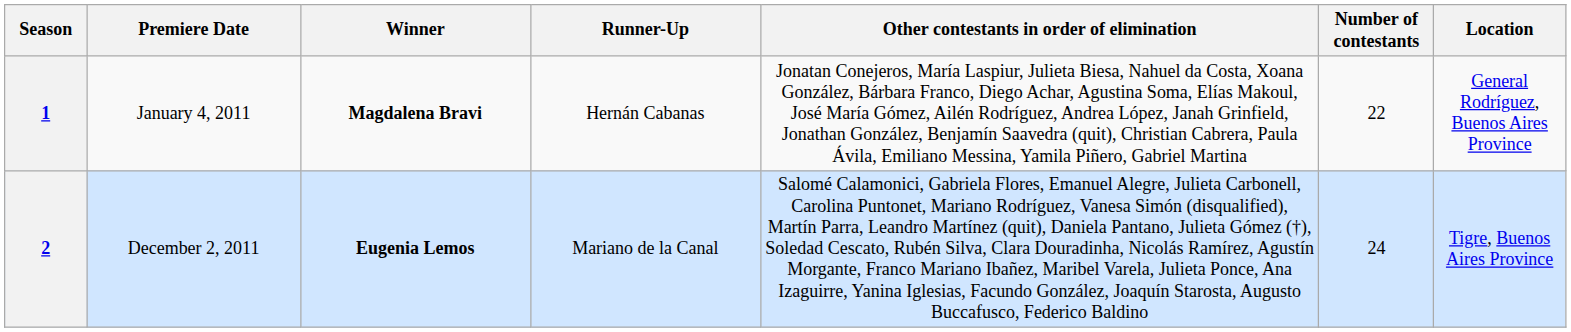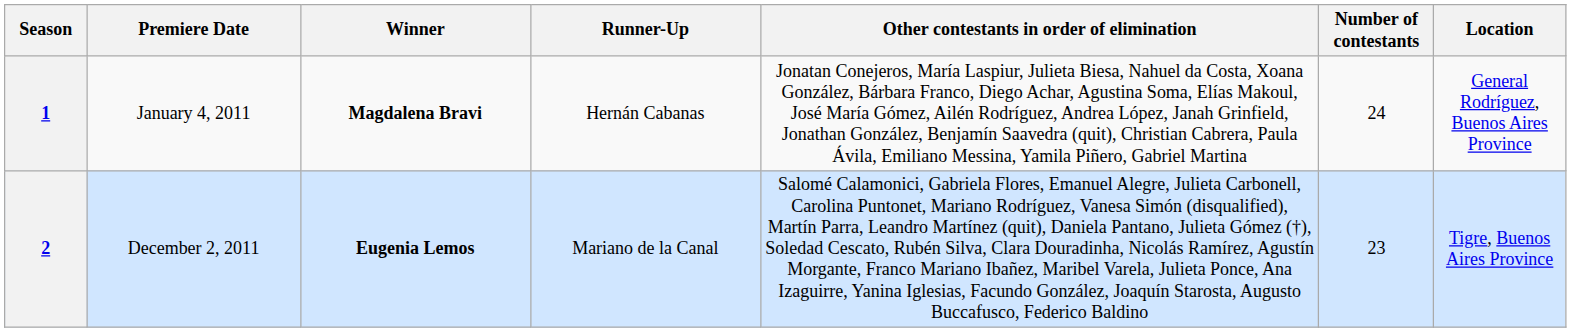(1376, 113) 22 -> (1376, 113) 24
(1376, 249) 24 -> (1376, 249) 23
